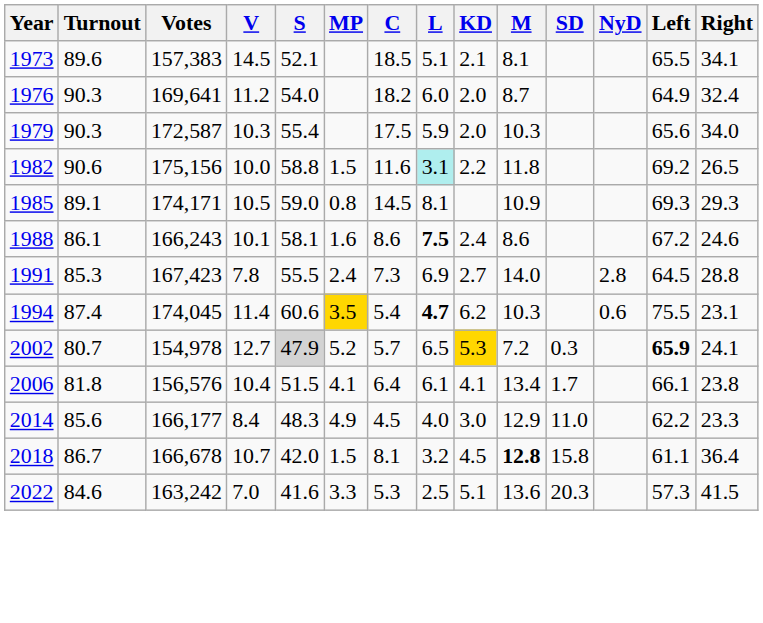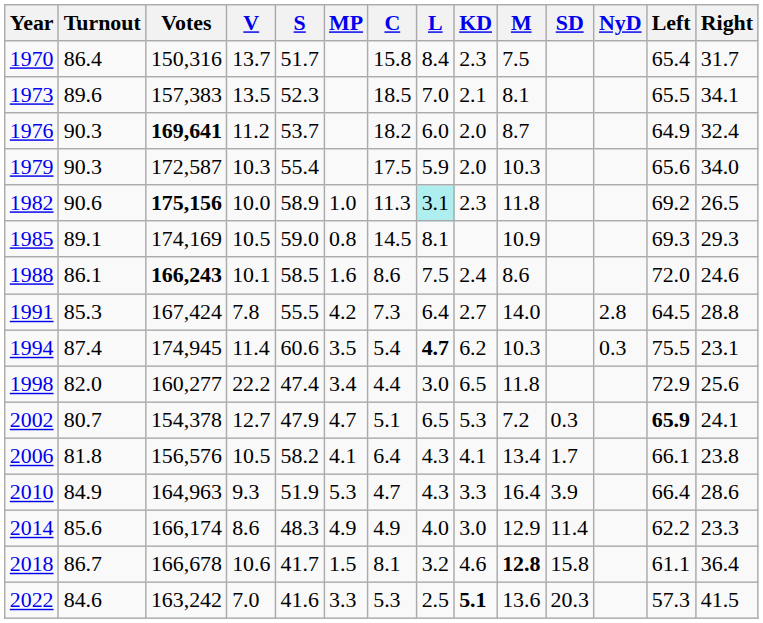+ row: (32, 58)
(251, 58) 14.5 -> (251, 94) 13.5
(300, 58) 52.1 -> (300, 94) 52.3
(435, 58) 5.1 -> (435, 94) 7.0
(186, 94) normal -> (186, 131) bold
(300, 94) 54.0 -> (300, 131) 53.7
(186, 167) normal -> (186, 203) bold
(300, 167) 58.8 -> (300, 203) 58.9
(343, 167) 1.5 -> (343, 203) 1.0
(392, 167) 11.6 -> (392, 203) 11.3
(473, 167) 2.2 -> (473, 203) 2.3
(186, 203) 174,171 -> (186, 239) 174,169
(186, 239) normal -> (186, 275) bold
(300, 239) 58.1 -> (300, 275) 58.5
(435, 239) bold -> (435, 275) normal
(671, 239) 67.2 -> (671, 275) 72.0
(186, 275) 167,423 -> (186, 311) 167,424
(343, 275) 2.4 -> (343, 311) 4.2
(435, 275) 6.9 -> (435, 311) 6.4
(186, 311) 174,045 -> (186, 347) 174,945
(343, 311) gold background -> (343, 347) no background
(613, 311) 0.6 -> (613, 347) 0.3
+ row: (32, 383)
(186, 347) 154,978 -> (186, 419) 154,378
(300, 347) lightgrey background -> (300, 419) no background
(343, 347) 5.2 -> (343, 419) 4.7
(387, 347) 5.7 -> (387, 419) 5.1
(473, 347) gold background -> (473, 419) no background
(251, 383) 10.4 -> (251, 455) 10.5
(300, 383) 51.5 -> (300, 455) 58.2
(435, 383) 6.1 -> (435, 455) 4.3
+ row: (32, 491)
(186, 419) 166,177 -> (186, 527) 166,174
(246, 419) 8.4 -> (246, 527) 8.6
(387, 419) 4.5 -> (387, 527) 4.9
(569, 419) 11.0 -> (569, 527) 11.4
(251, 455) 10.7 -> (251, 564) 10.6
(300, 455) 42.0 -> (300, 564) 41.7
(473, 455) 4.5 -> (473, 564) 4.6
(473, 491) normal -> (473, 600) bold
